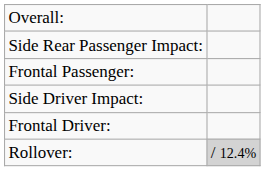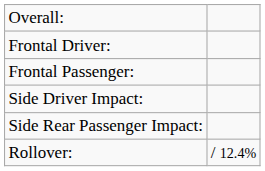rows swapped: (60, 125) <-> (106, 44)
(233, 152) lightgrey background -> (233, 152) no background
